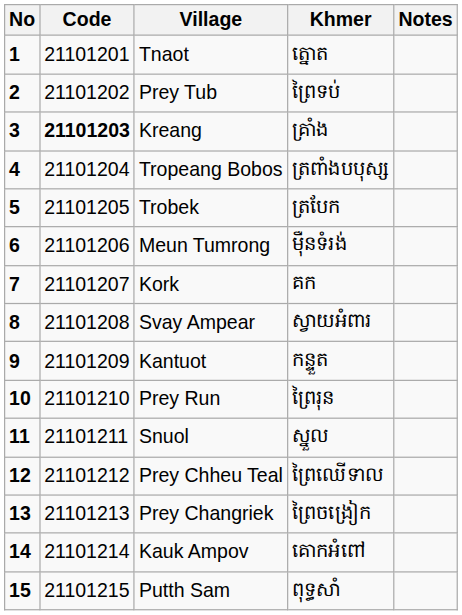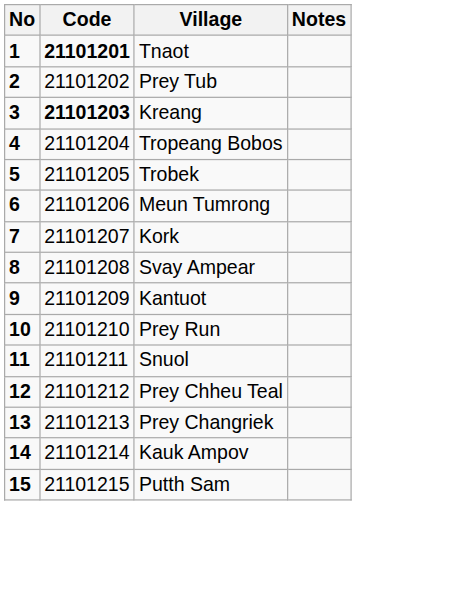- column: (341, 19)
(87, 54) normal -> (87, 50) bold
